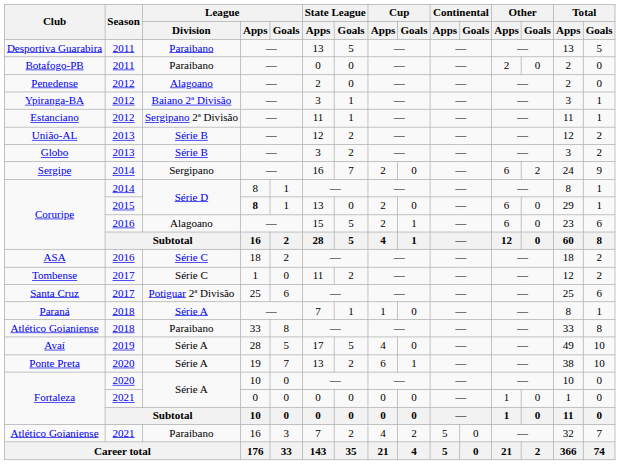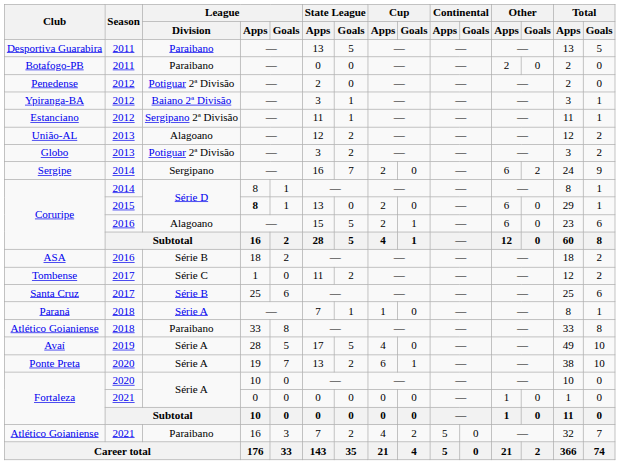(191, 83) Alagoano -> (191, 83) Potiguar 2ª Divisão
(191, 135) Série B -> (191, 135) Alagoano
(191, 153) Série B -> (191, 153) Potiguar 2ª Divisão
(191, 258) Série C -> (191, 258) Série B
(191, 293) Potiguar 2ª Divisão -> (191, 293) Série B
